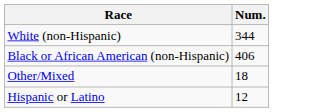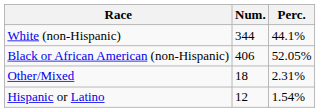+ column: (292, 14)
